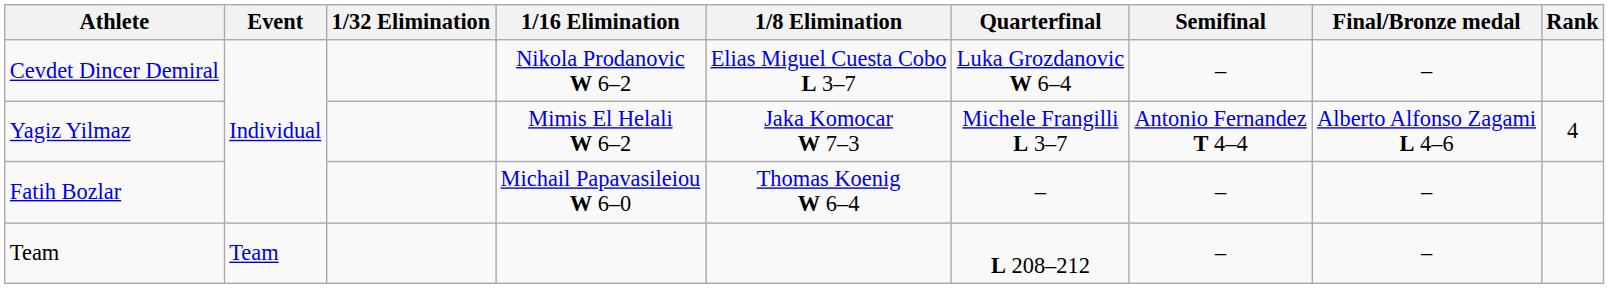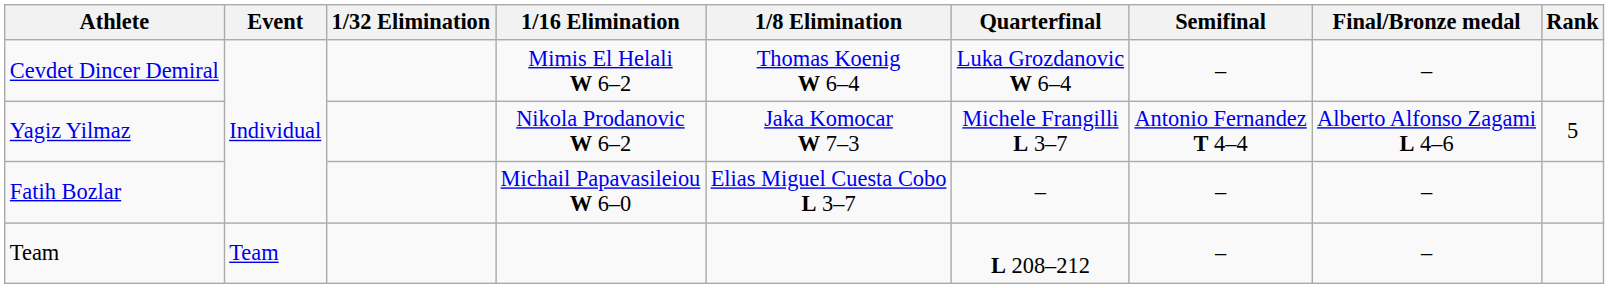(600, 70) Nikola Prodanovic W 6–2 -> (600, 70) Mimis El Helali W 6–2
(829, 70) Elias Miguel Cuesta Cobo L 3–7 -> (829, 70) Thomas Koenig W 6–4
(600, 131) Mimis El Helali W 6–2 -> (600, 131) Nikola Prodanovic W 6–2
(1573, 131) 4 -> (1573, 131) 5
(829, 191) Thomas Koenig W 6–4 -> (829, 191) Elias Miguel Cuesta Cobo L 3–7
